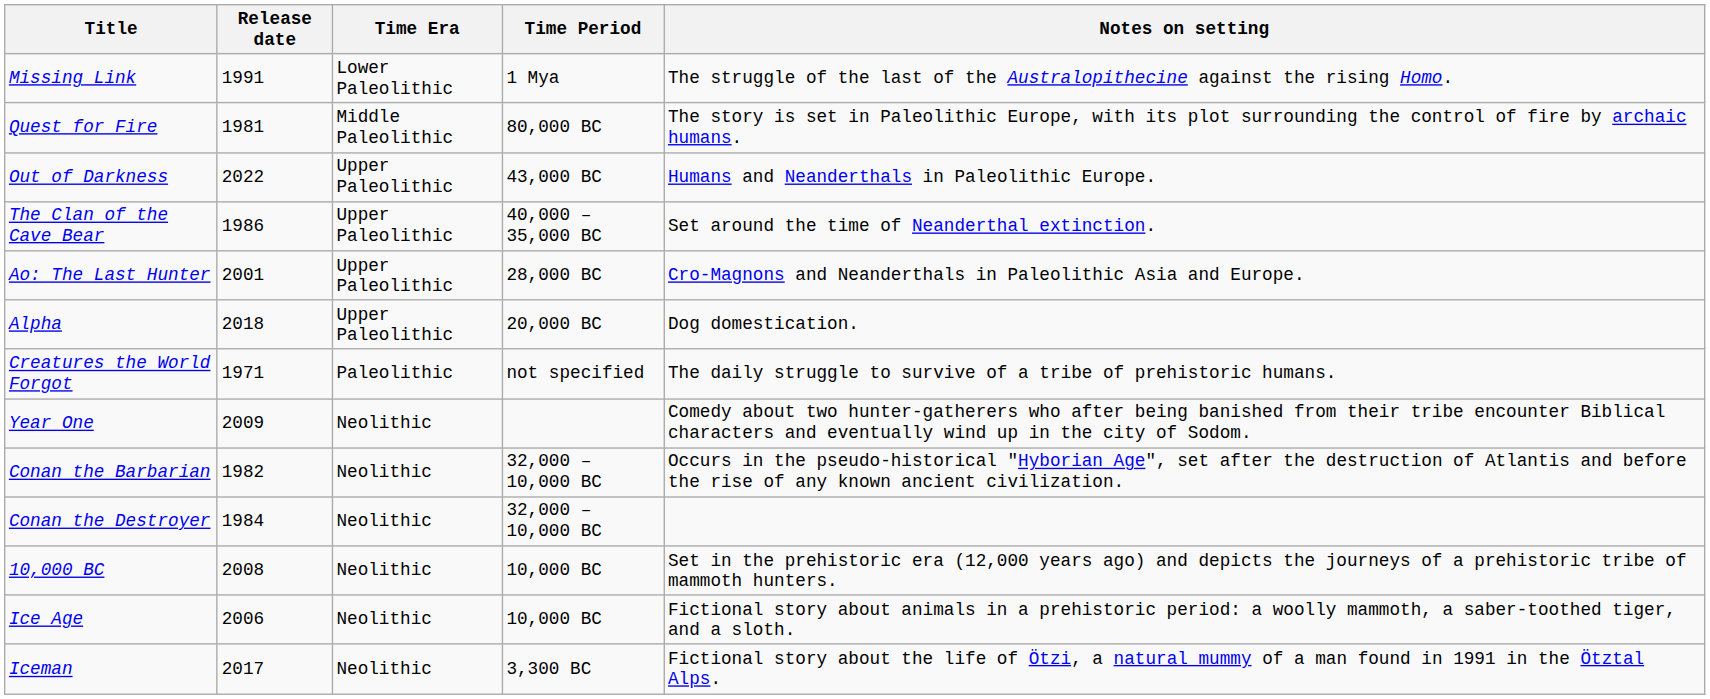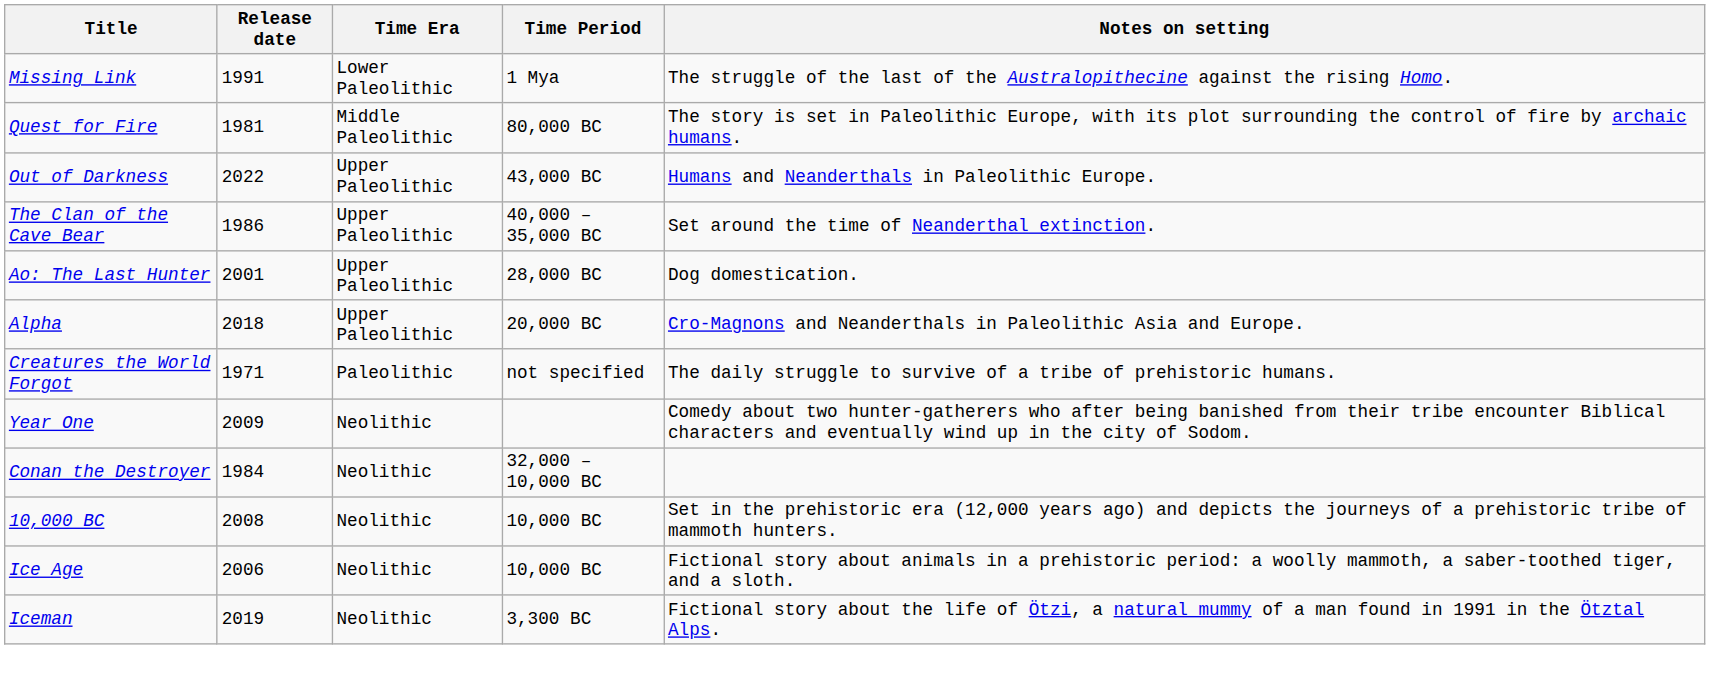(986, 275) Cro-Magnons and Neanderthals in Paleolithic Asia and Europe. -> (763, 275) Dog domestication.
(763, 325) Dog domestication. -> (986, 325) Cro-Magnons and Neanderthals in Paleolithic Asia and Europe.
- row: (110, 472)
(243, 669) 2017 -> (243, 620) 2019
